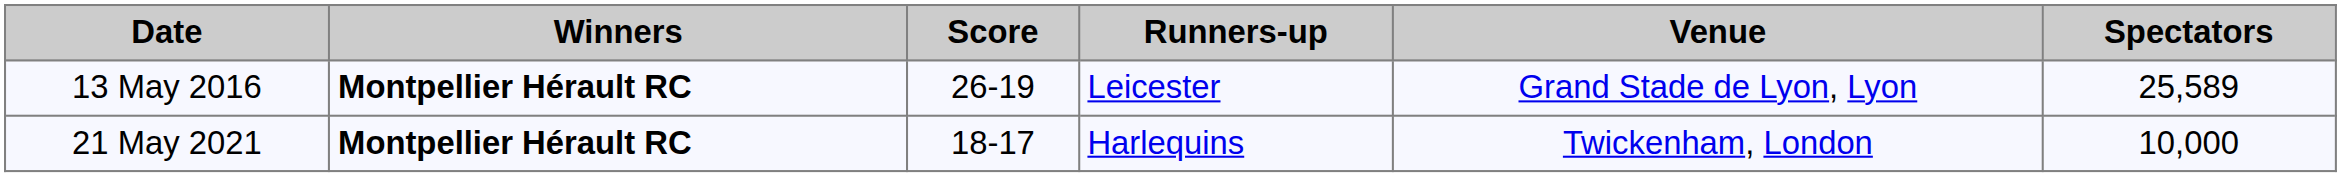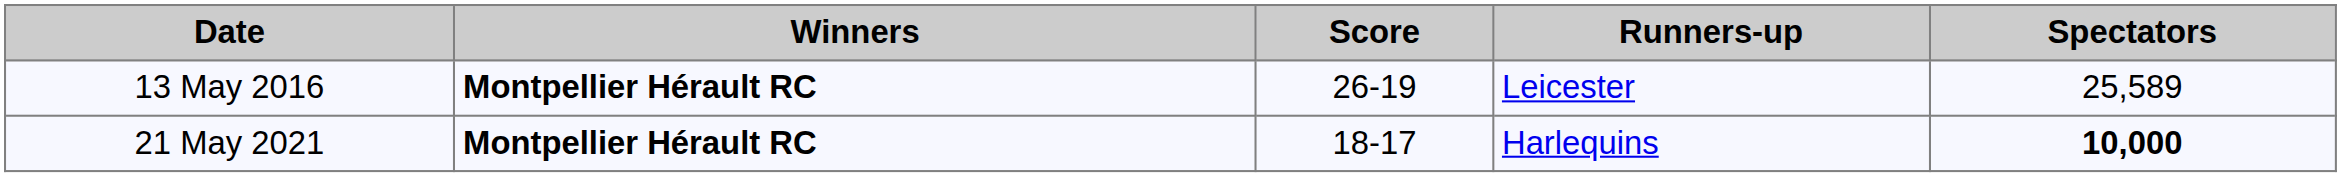- column: (1718, 32)
(2189, 142) normal -> (2132, 142) bold
